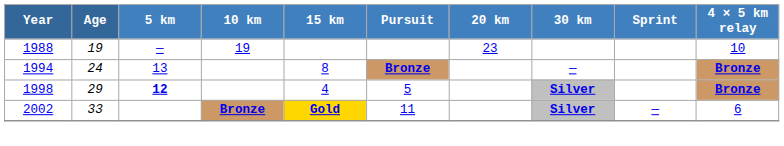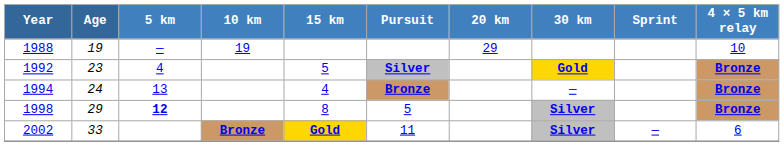(490, 50) 23 -> (490, 50) 29
+ row: (38, 70)
(325, 70) 8 -> (325, 90) 4
(325, 90) 4 -> (325, 111) 8
